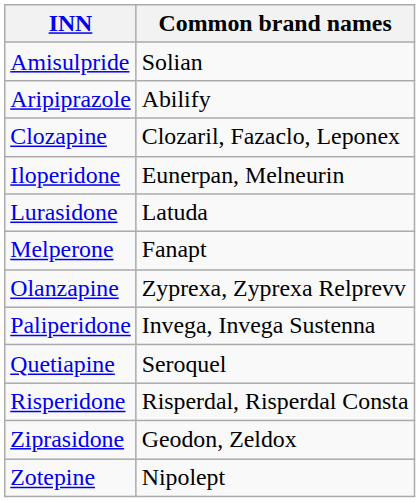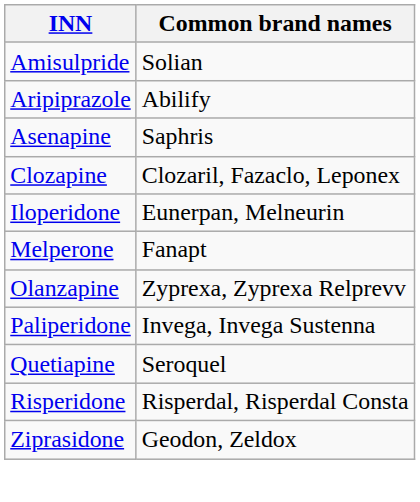+ row: (61, 136)
- row: (64, 212)
- row: (53, 477)
